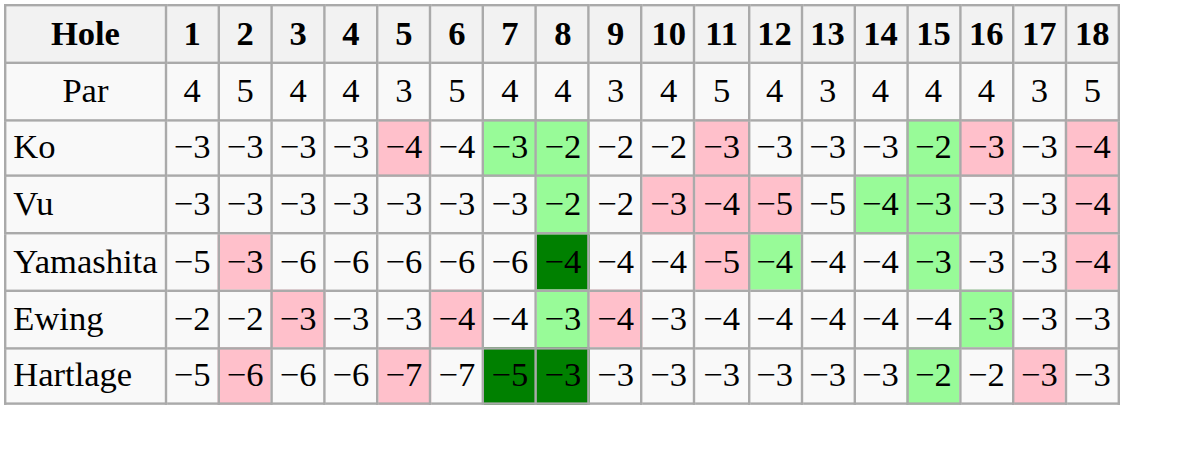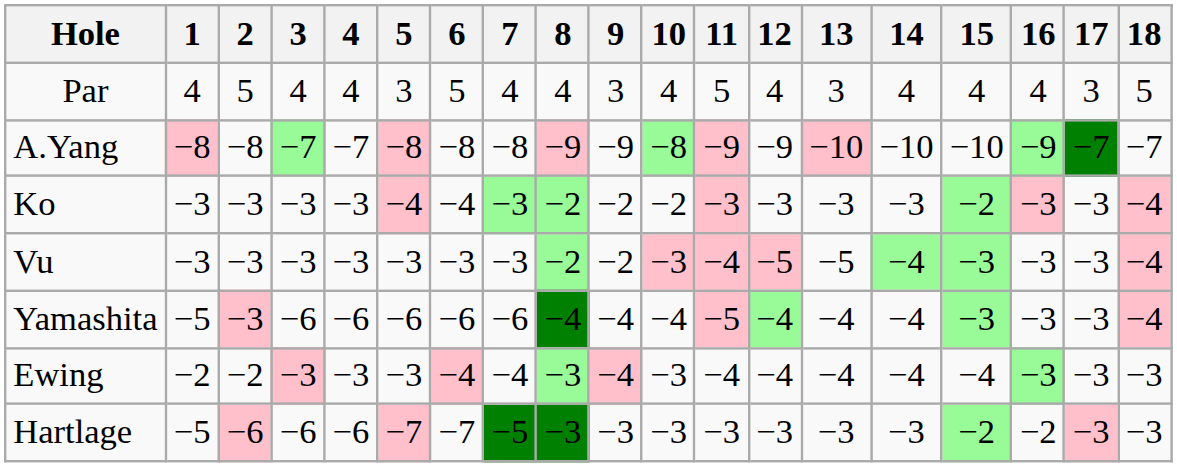+ row: (66, 147)
